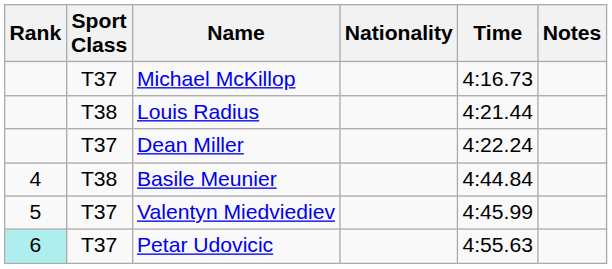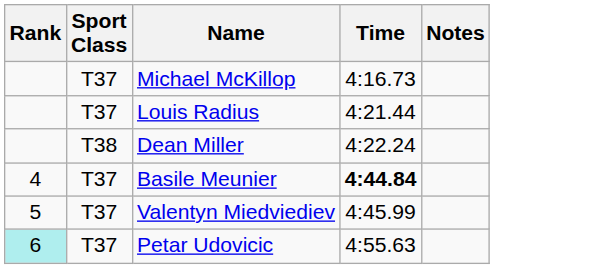- column: (399, 33)
(99, 111) T38 -> (99, 111) T37
(99, 145) T37 -> (99, 145) T38
(99, 178) T38 -> (99, 178) T37
(498, 178) normal -> (381, 178) bold
